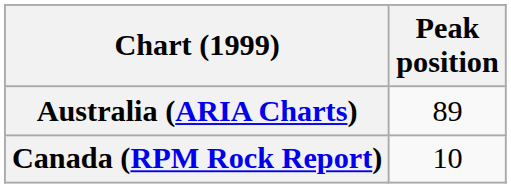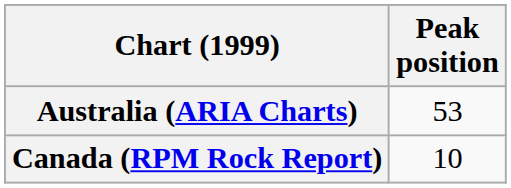(448, 110) 89 -> (448, 110) 53
